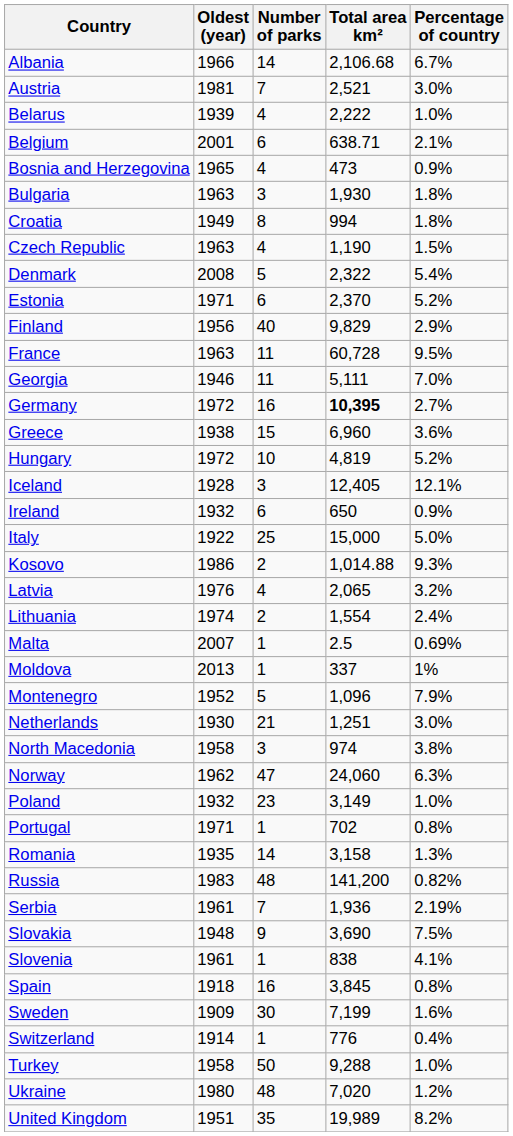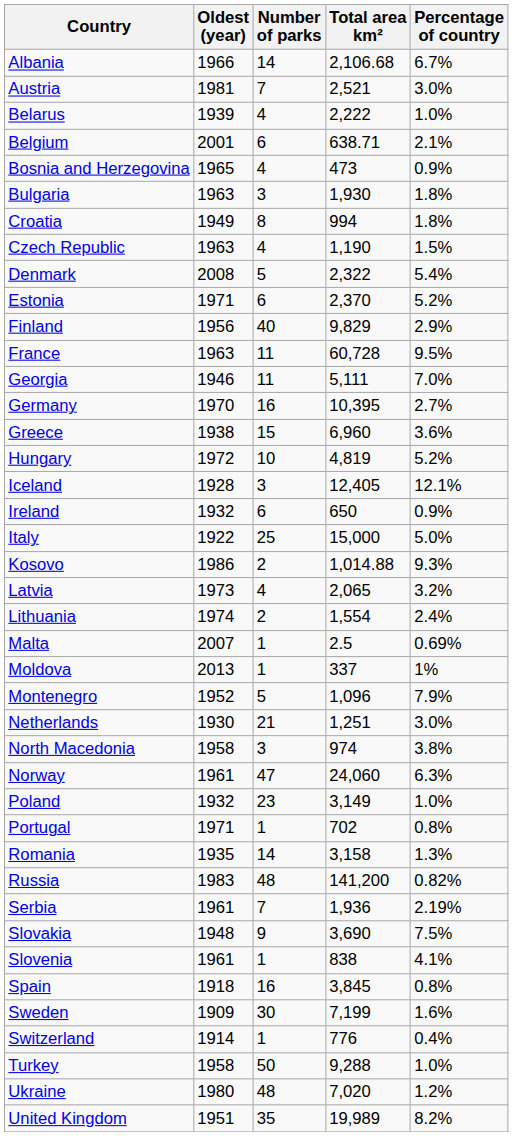(216, 405) 1972 -> (216, 405) 1970
(355, 405) bold -> (355, 405) normal
(216, 590) 1976 -> (216, 590) 1973
(216, 775) 1962 -> (216, 775) 1961
